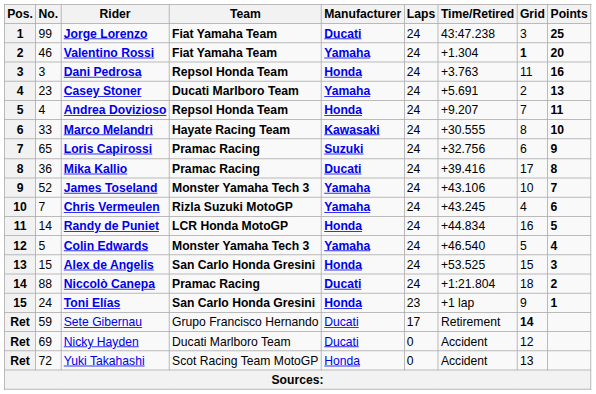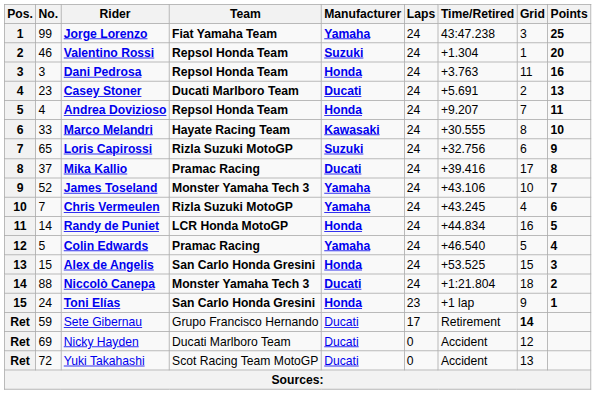(343, 33) Ducati -> (347, 33) Yamaha
(224, 53) Fiat Yamaha Team -> (230, 53) Repsol Honda Team
(347, 53) Yamaha -> (344, 53) Suzuki
(523, 53) bold -> (523, 53) normal
(347, 91) Yamaha -> (343, 91) Ducati
(216, 149) Pramac Racing -> (232, 149) Rizla Suzuki MotoGP
(45, 168) 36 -> (45, 168) 37
(241, 245) Monster Yamaha Tech 3 -> (216, 245) Pramac Racing
(216, 284) Pramac Racing -> (241, 284) Monster Yamaha Tech 3
(342, 361) Honda -> (341, 361) Ducati
